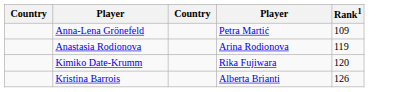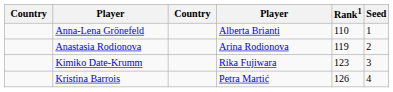+ column: (376, 13)
(244, 31) Petra Martić -> (249, 31) Alberta Brianti
(341, 31) 109 -> (341, 31) 110
(341, 63) 120 -> (341, 63) 123
(249, 79) Alberta Brianti -> (244, 79) Petra Martić
